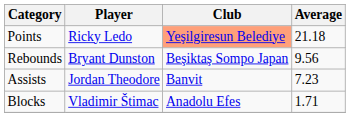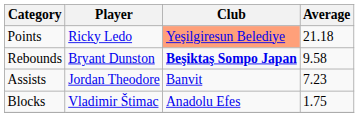(227, 58) normal -> (231, 58) bold
(307, 58) 9.56 -> (315, 58) 9.58
(307, 101) 1.71 -> (315, 101) 1.75
